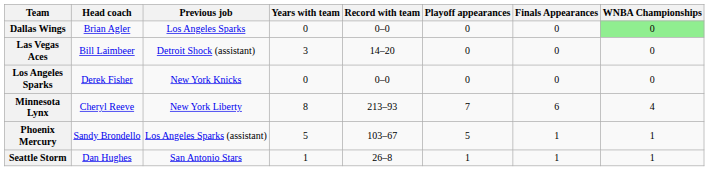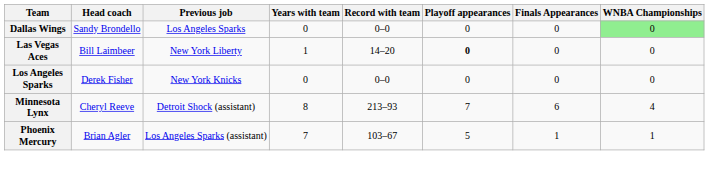(107, 29) Brian Agler -> (107, 29) Sandy Brondello
(206, 51) Detroit Shock (assistant) -> (206, 51) New York Liberty
(306, 51) 3 -> (306, 51) 1
(468, 51) normal -> (468, 51) bold
(206, 107) New York Liberty -> (206, 107) Detroit Shock (assistant)
(107, 136) Sandy Brondello -> (107, 136) Brian Agler
(306, 136) 5 -> (306, 136) 7
- row: (38, 158)
